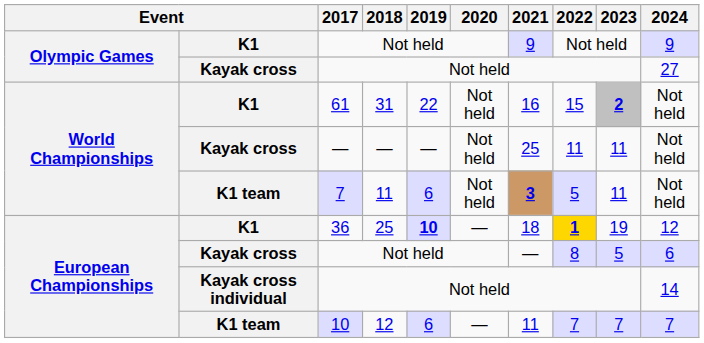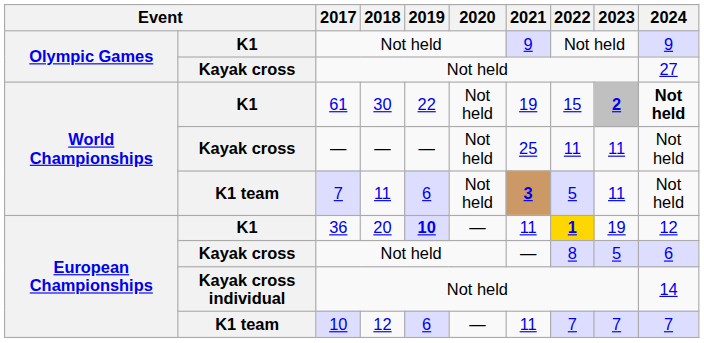(384, 105) 31 -> (382, 105) 30
(530, 105) 16 -> (528, 105) 19
(670, 105) normal -> (669, 105) bold
(384, 228) 25 -> (382, 228) 20
(530, 228) 18 -> (528, 228) 11
